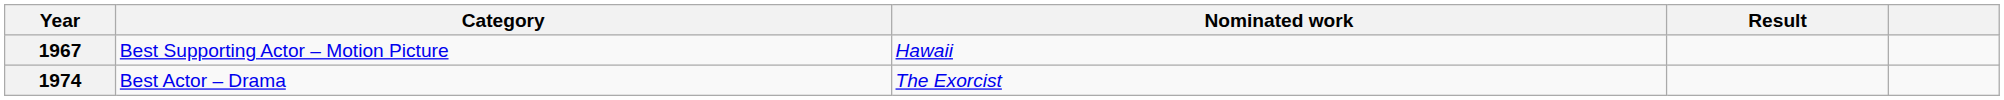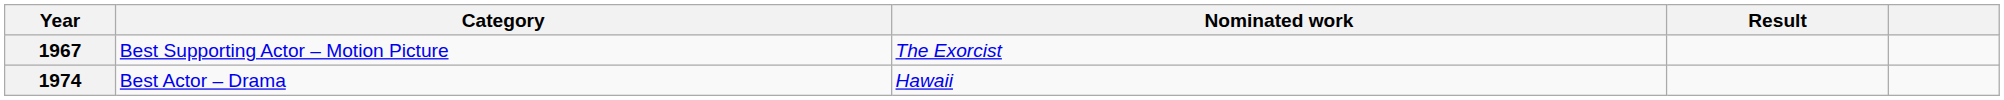(924, 50) Hawaii -> (949, 50) The Exorcist
(949, 81) The Exorcist -> (924, 81) Hawaii
